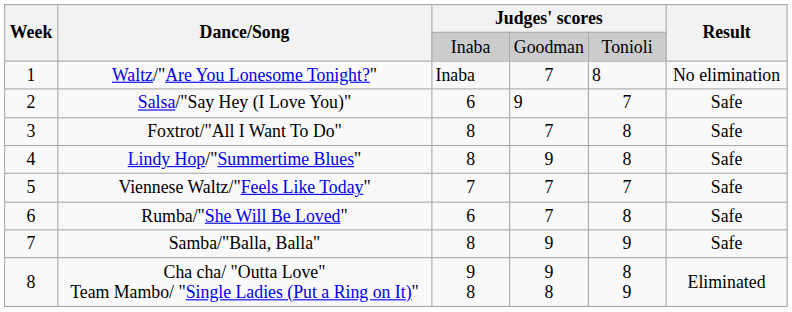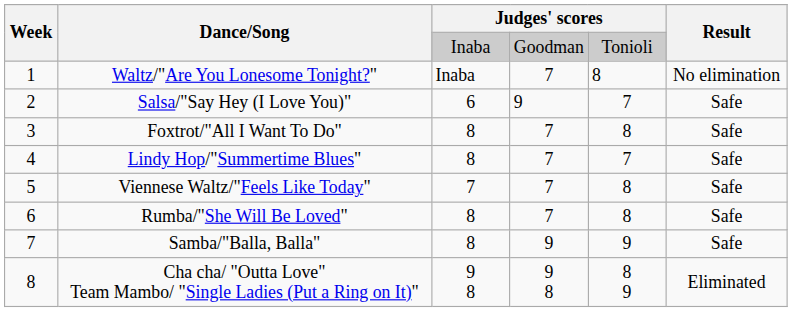(549, 159) 9 -> (549, 159) 7
(627, 159) 8 -> (627, 159) 7
(627, 187) 7 -> (627, 187) 8
(471, 215) 6 -> (471, 215) 8
